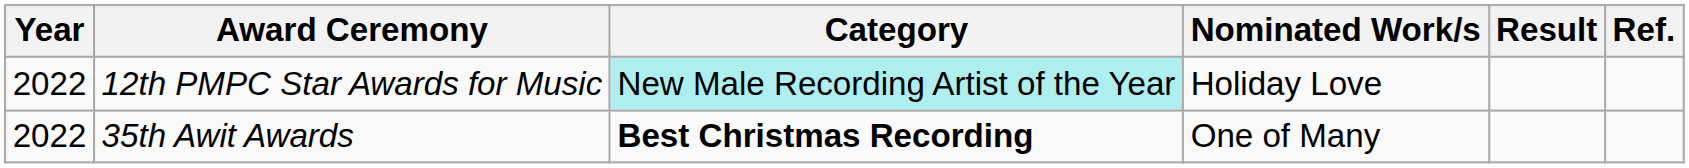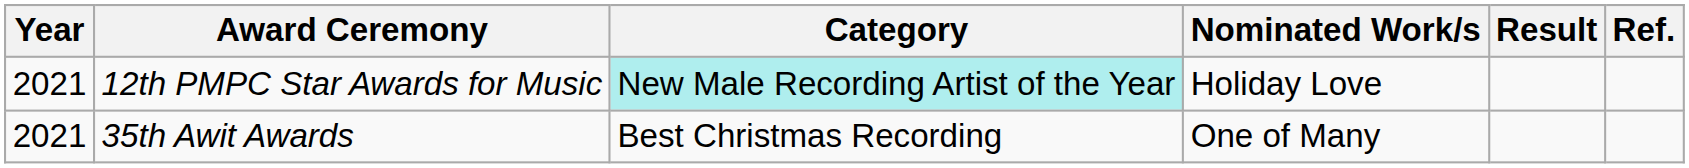(50, 83) 2022 -> (50, 83) 2021
(50, 135) 2022 -> (50, 135) 2021
(825, 135) bold -> (810, 135) normal
